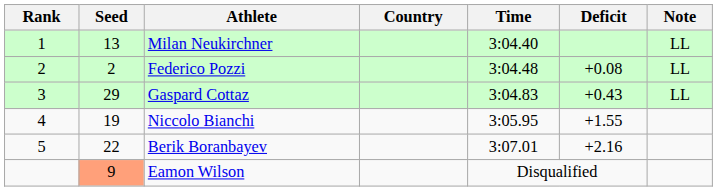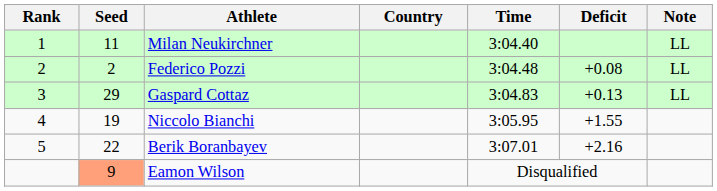(111, 43) 13 -> (111, 43) 11
(603, 95) +0.43 -> (603, 95) +0.13
